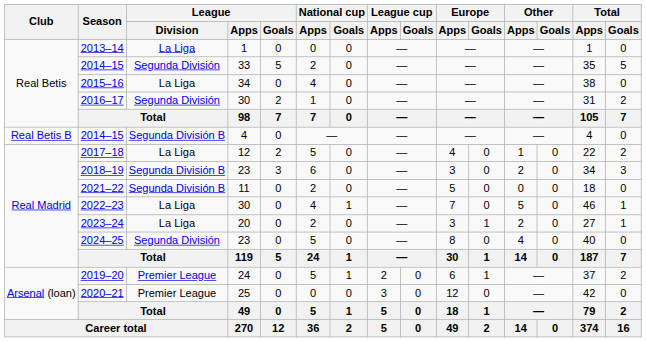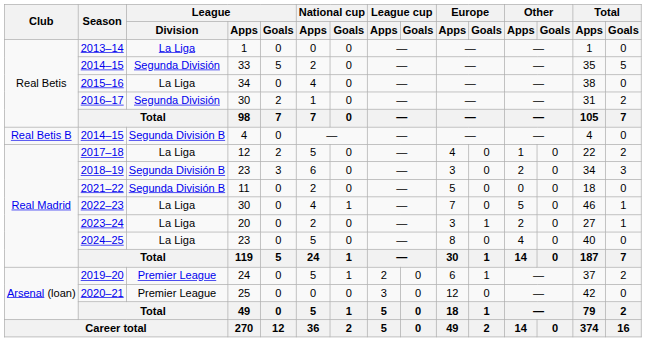(177, 240) Segunda División -> (177, 240) La Liga
